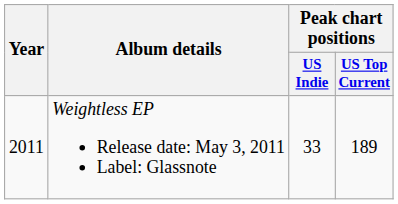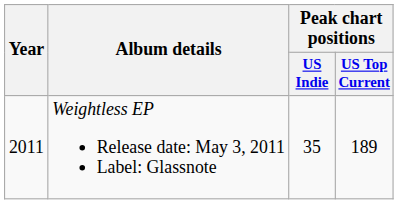(312, 146) 33 -> (312, 146) 35
